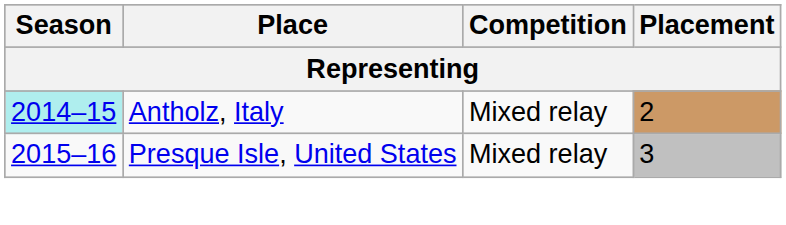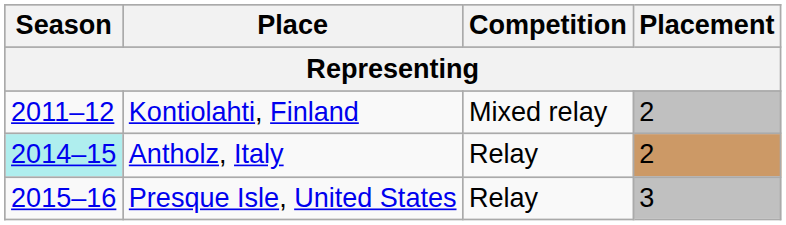+ row: (244, 111)
(538, 111) Mixed relay -> (504, 154) Relay
(538, 154) Mixed relay -> (504, 197) Relay
